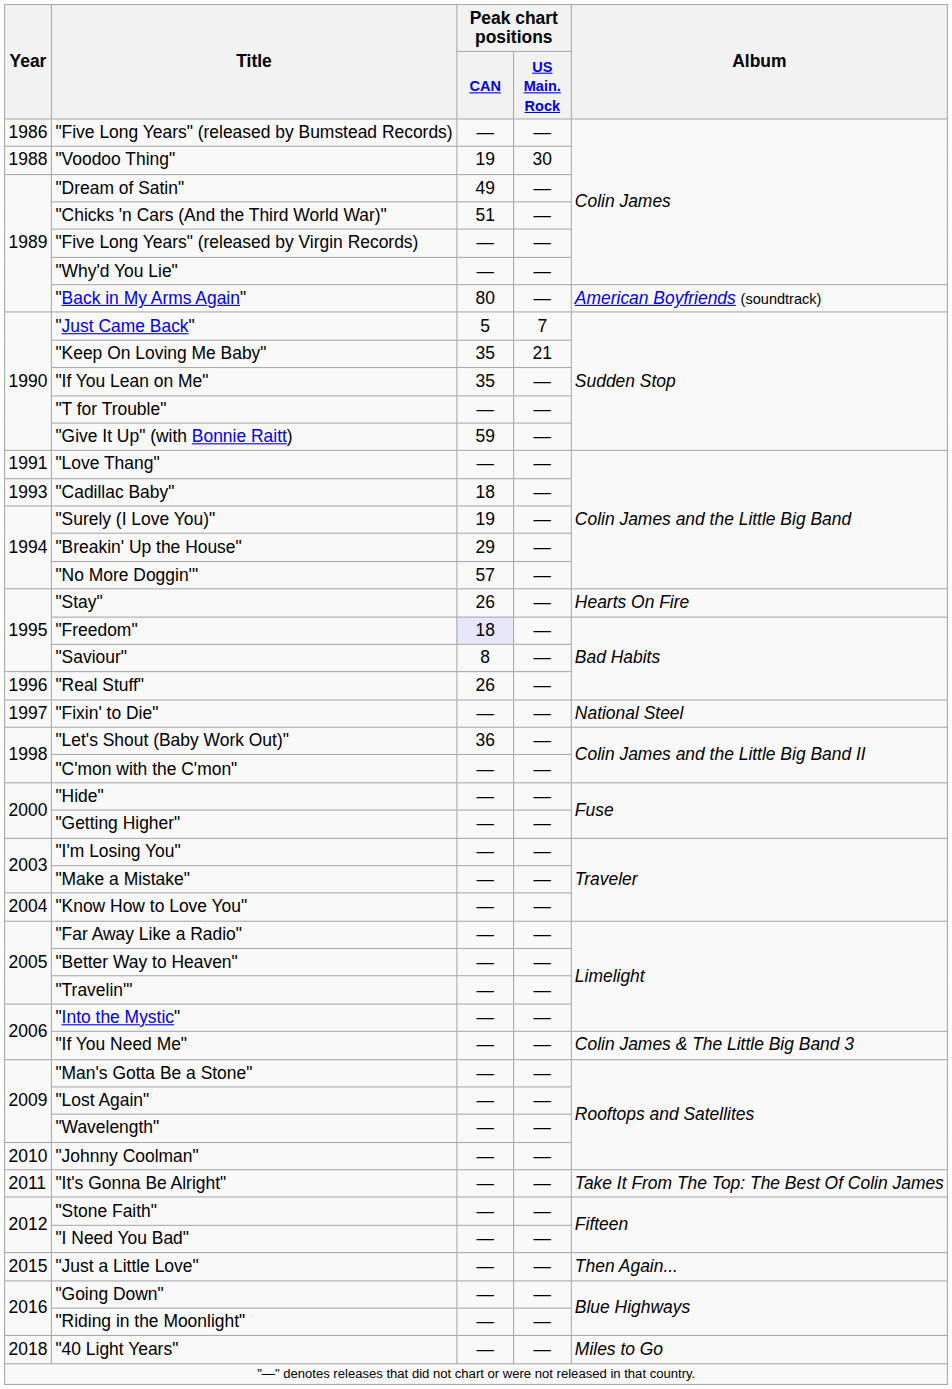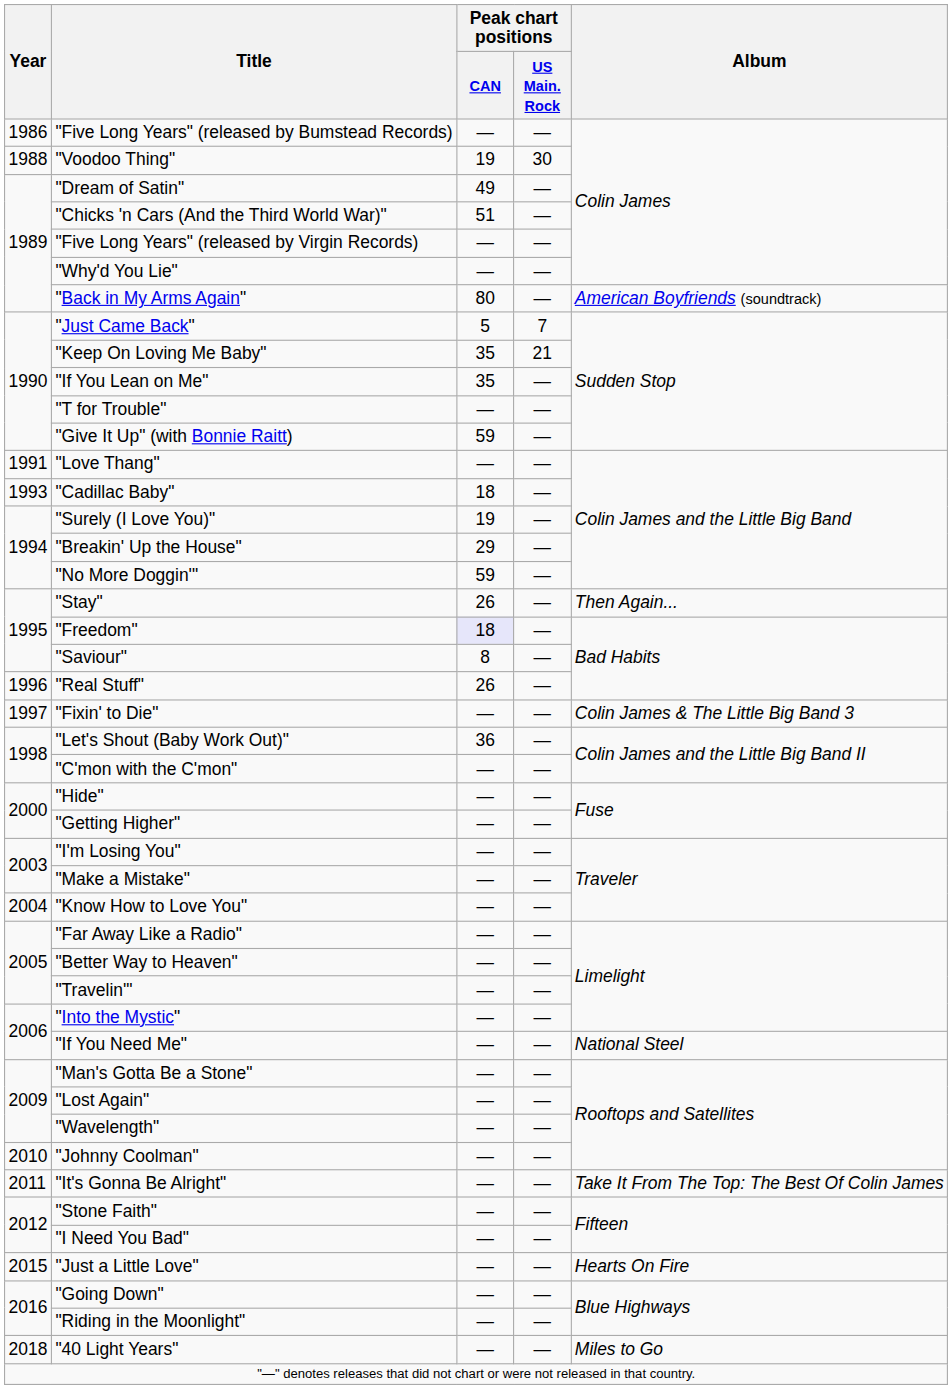(485, 575) 57 -> (485, 575) 59
(632, 602) Hearts On Fire -> (626, 602) Then Again...
(629, 713) National Steel -> (714, 713) Colin James & The Little Big Band 3
(714, 1045) Colin James & The Little Big Band 3 -> (629, 1045) National Steel
(626, 1266) Then Again... -> (632, 1266) Hearts On Fire
